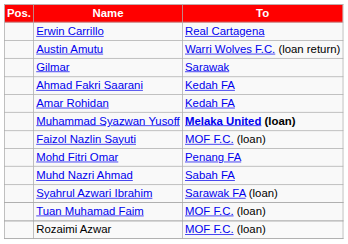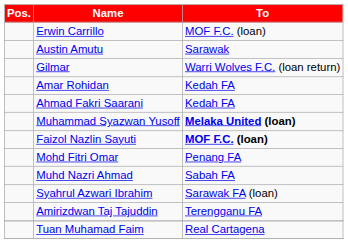(225, 31) Real Cartagena -> (225, 31) MOF F.C. (loan)
(263, 49) Warri Wolves F.C. (loan return) -> (207, 49) Sarawak
(207, 67) Sarawak -> (263, 67) Warri Wolves F.C. (loan return)
rows swapped: (90, 85) <-> (73, 103)
(225, 139) normal -> (226, 139) bold
+ row: (97, 211)
(225, 211) MOF F.C. (loan) -> (225, 229) Real Cartagena
- row: (74, 229)
